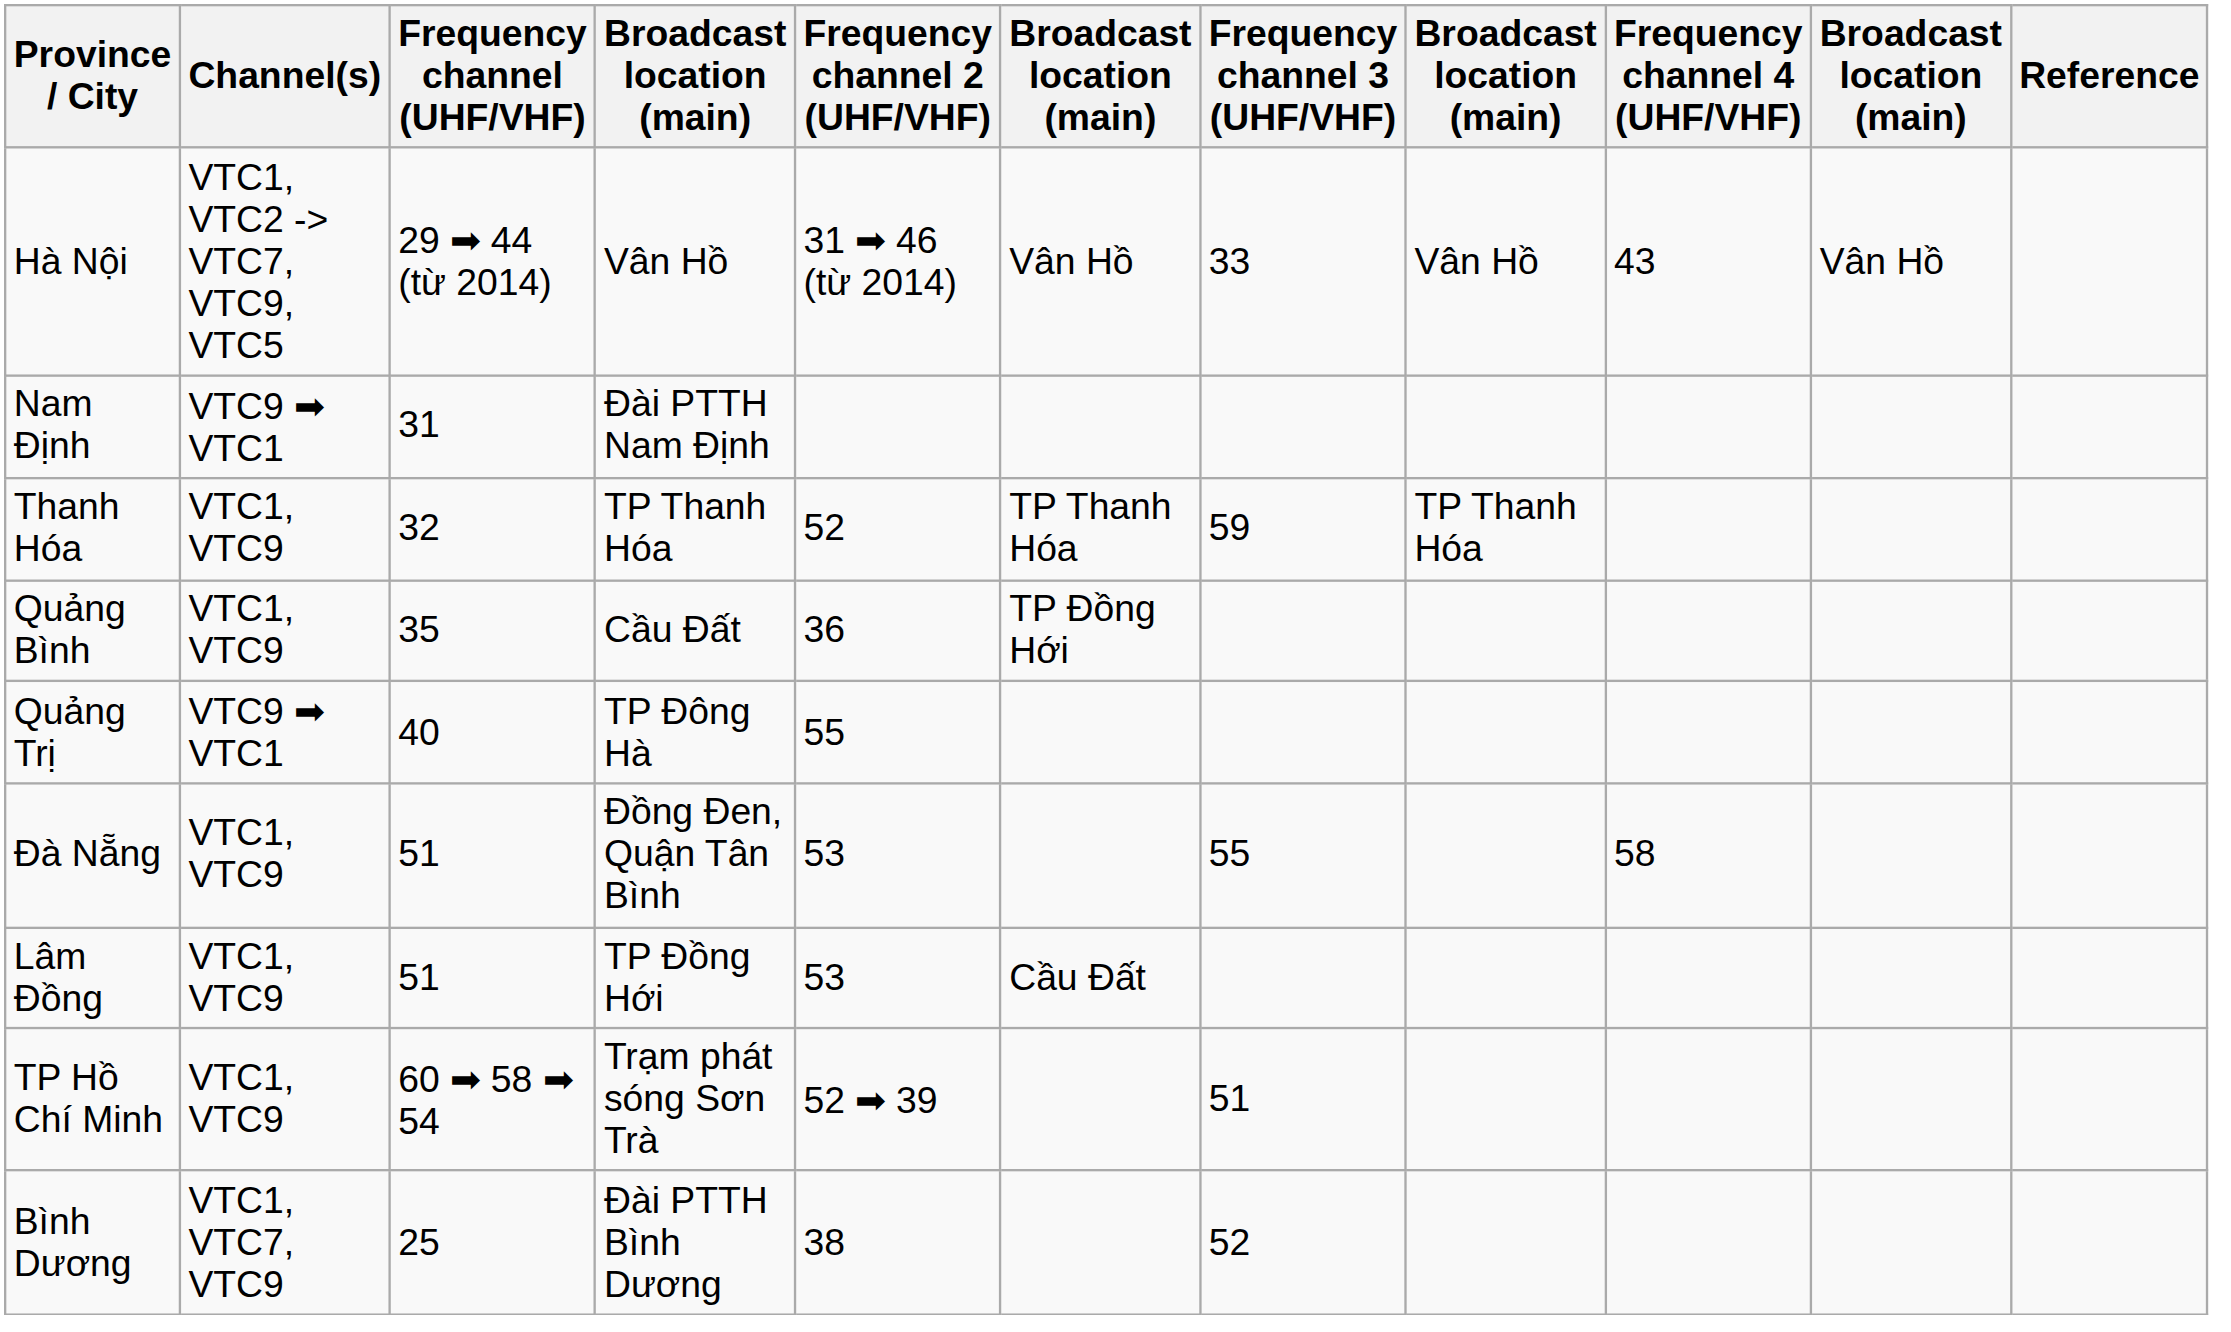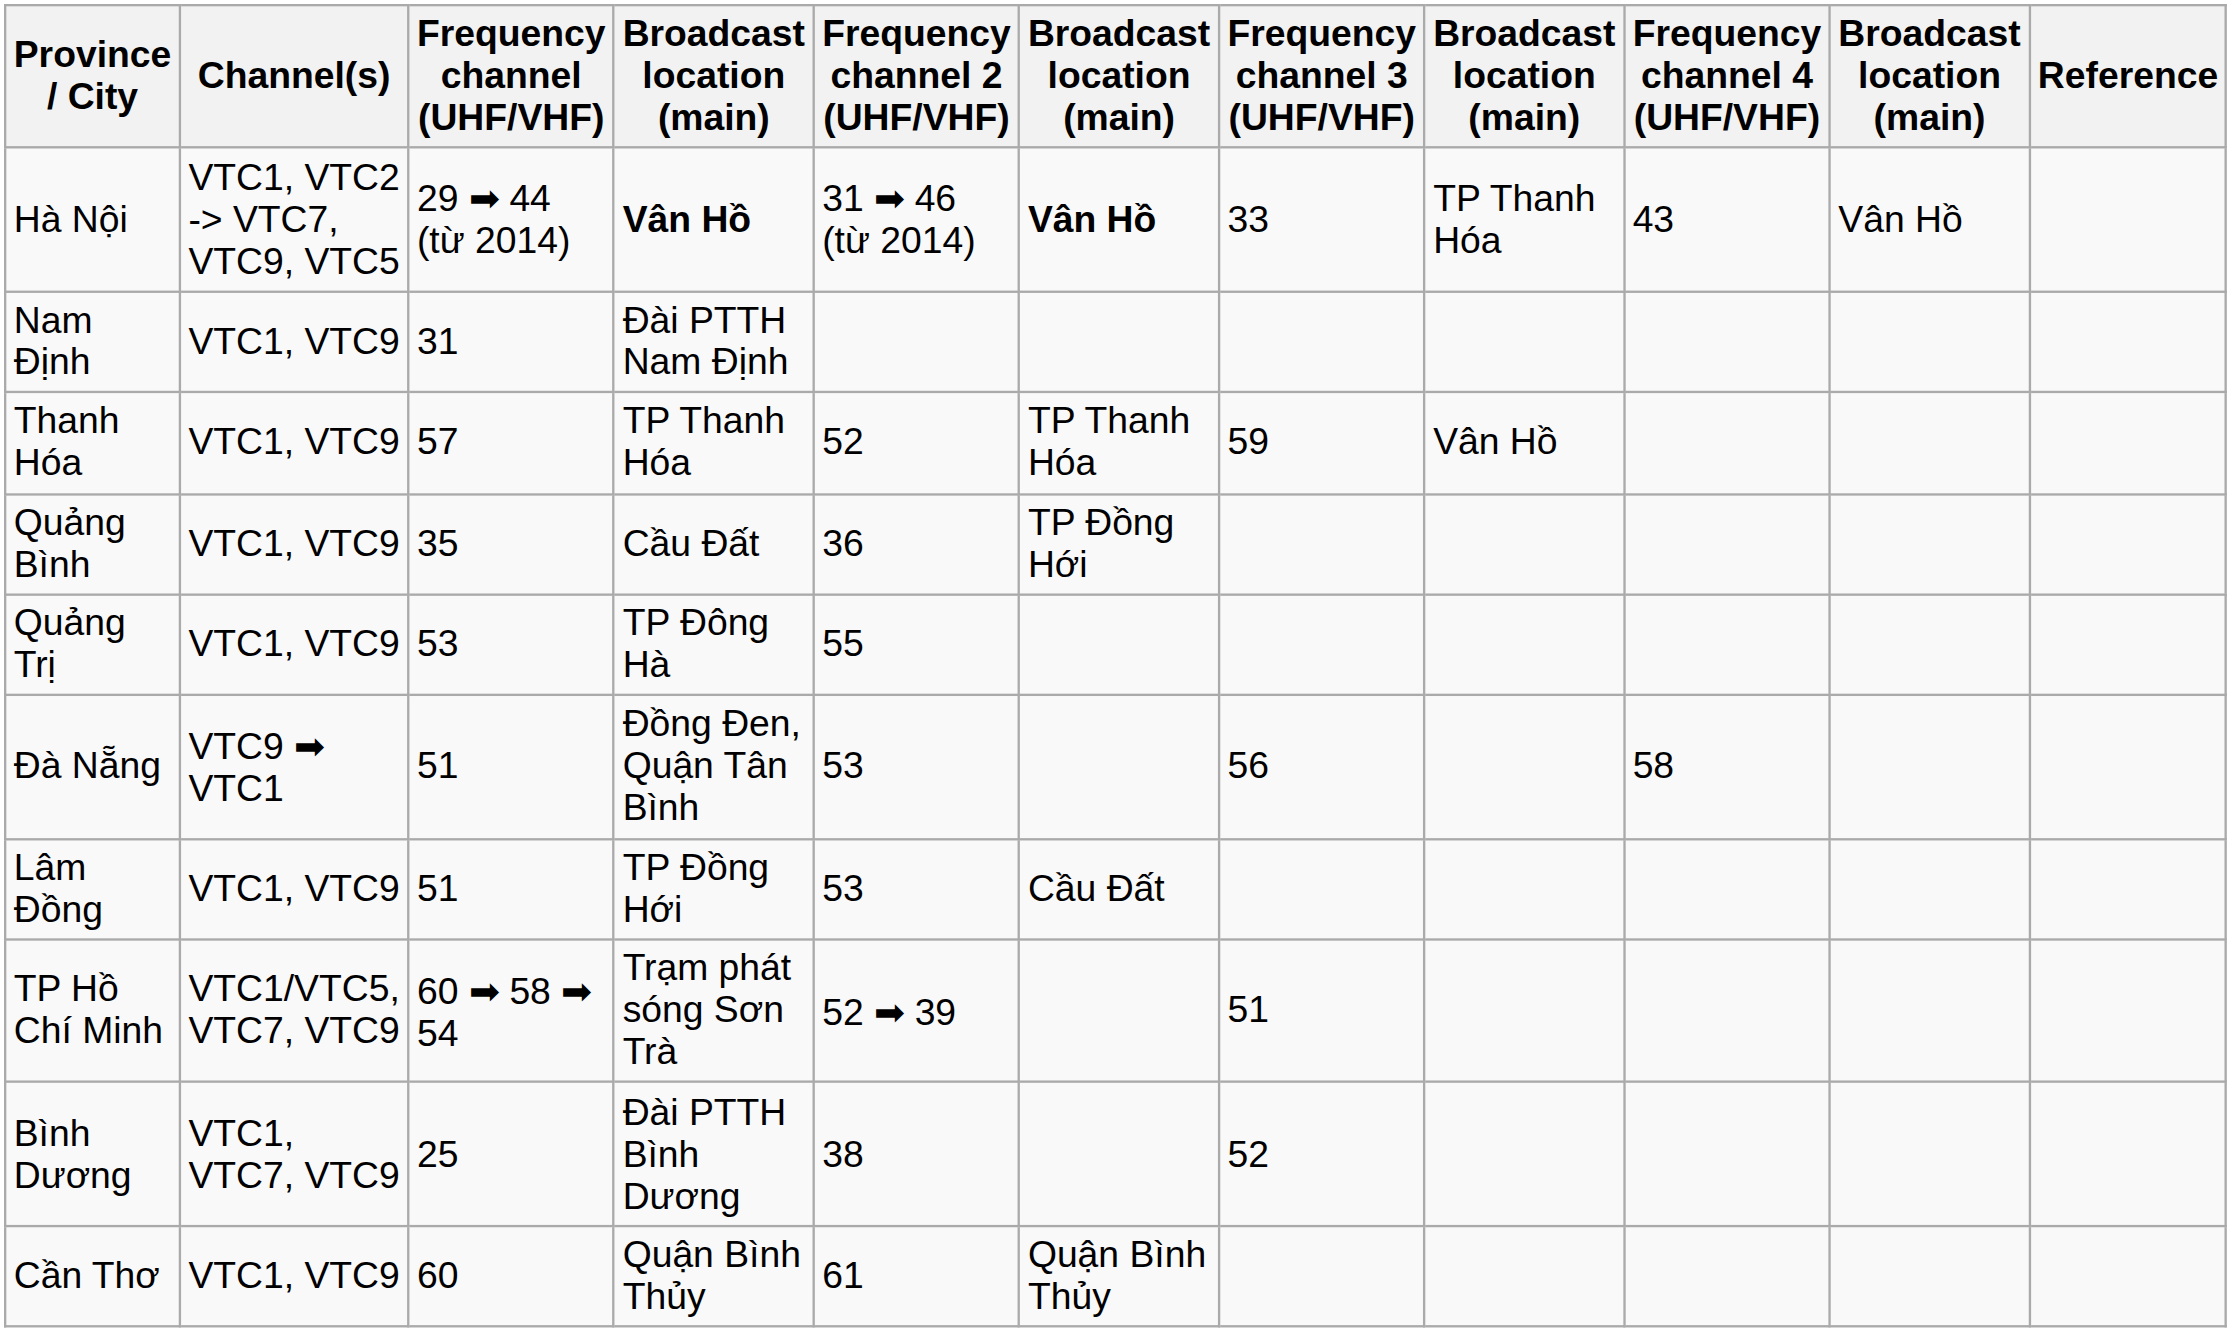(666, 260) normal -> (687, 219) bold
(1071, 260) normal -> (1092, 219) bold
(1477, 260) Vân Hồ -> (1514, 219) TP Thanh Hóa
(256, 427) VTC9 ➡ VTC1 -> (294, 341) VTC1, VTC9
(419, 528) 32 -> (438, 442) 57
(1496, 528) TP Thanh Hóa -> (1495, 442) Vân Hồ
(256, 732) VTC9 ➡ VTC1 -> (294, 644) VTC1, VTC9
(419, 731) 40 -> (438, 644) 53
(241, 854) VTC1, VTC9 -> (256, 767) VTC9 ➡ VTC1
(1229, 854) 55 -> (1248, 766) 56
(241, 1098) VTC1, VTC9 -> (294, 1010) VTC1/VTC5, VTC7, VTC9
+ row: (87, 1275)
